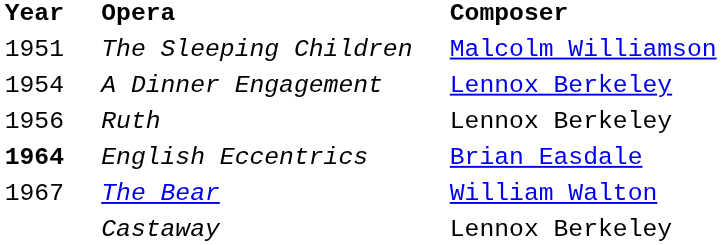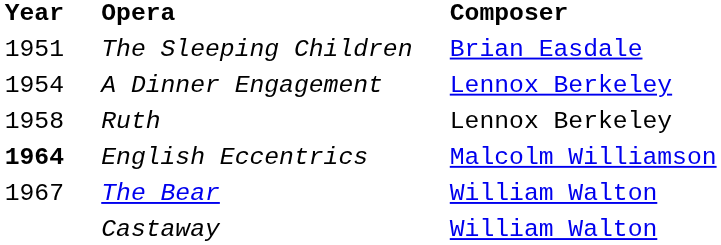(583, 49) Malcolm Williamson -> (546, 49) Brian Easdale
(34, 121) 1956 -> (34, 121) 1958
(546, 157) Brian Easdale -> (583, 157) Malcolm Williamson
(561, 230) Lennox Berkeley -> (554, 230) William Walton
